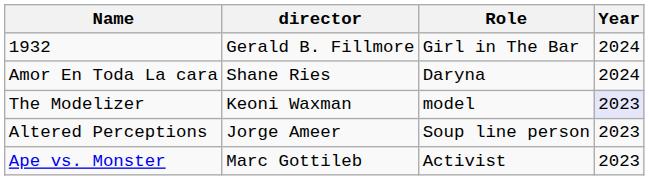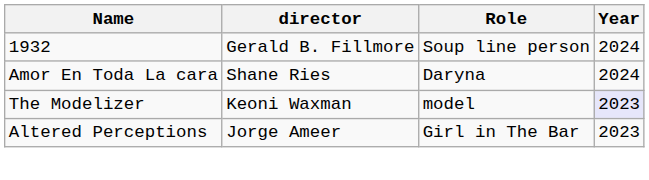(501, 47) Girl in The Bar -> (506, 47) Soup line person
(506, 132) Soup line person -> (501, 132) Girl in The Bar
- row: (87, 161)
